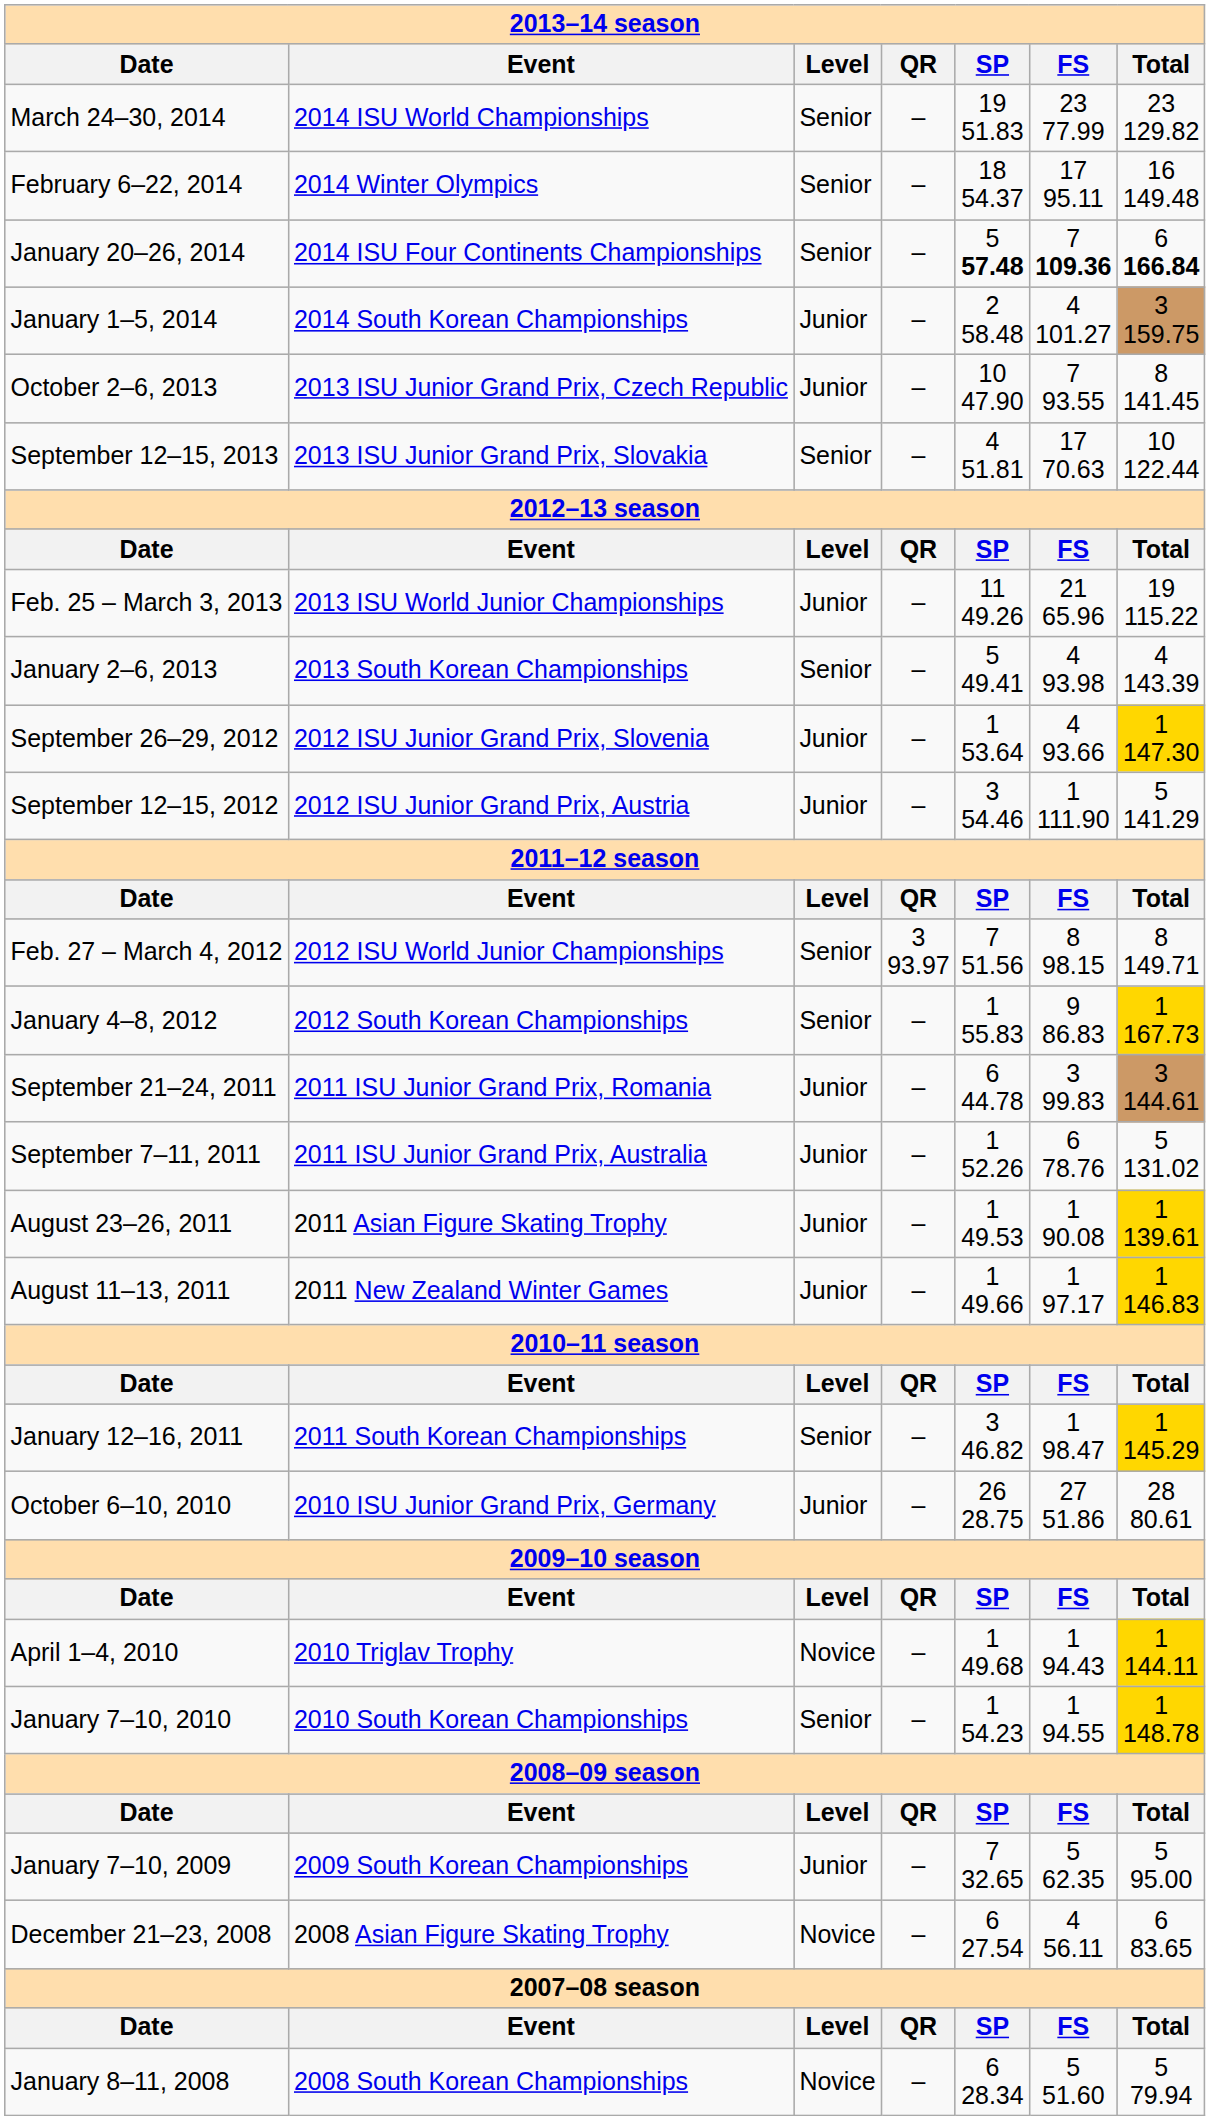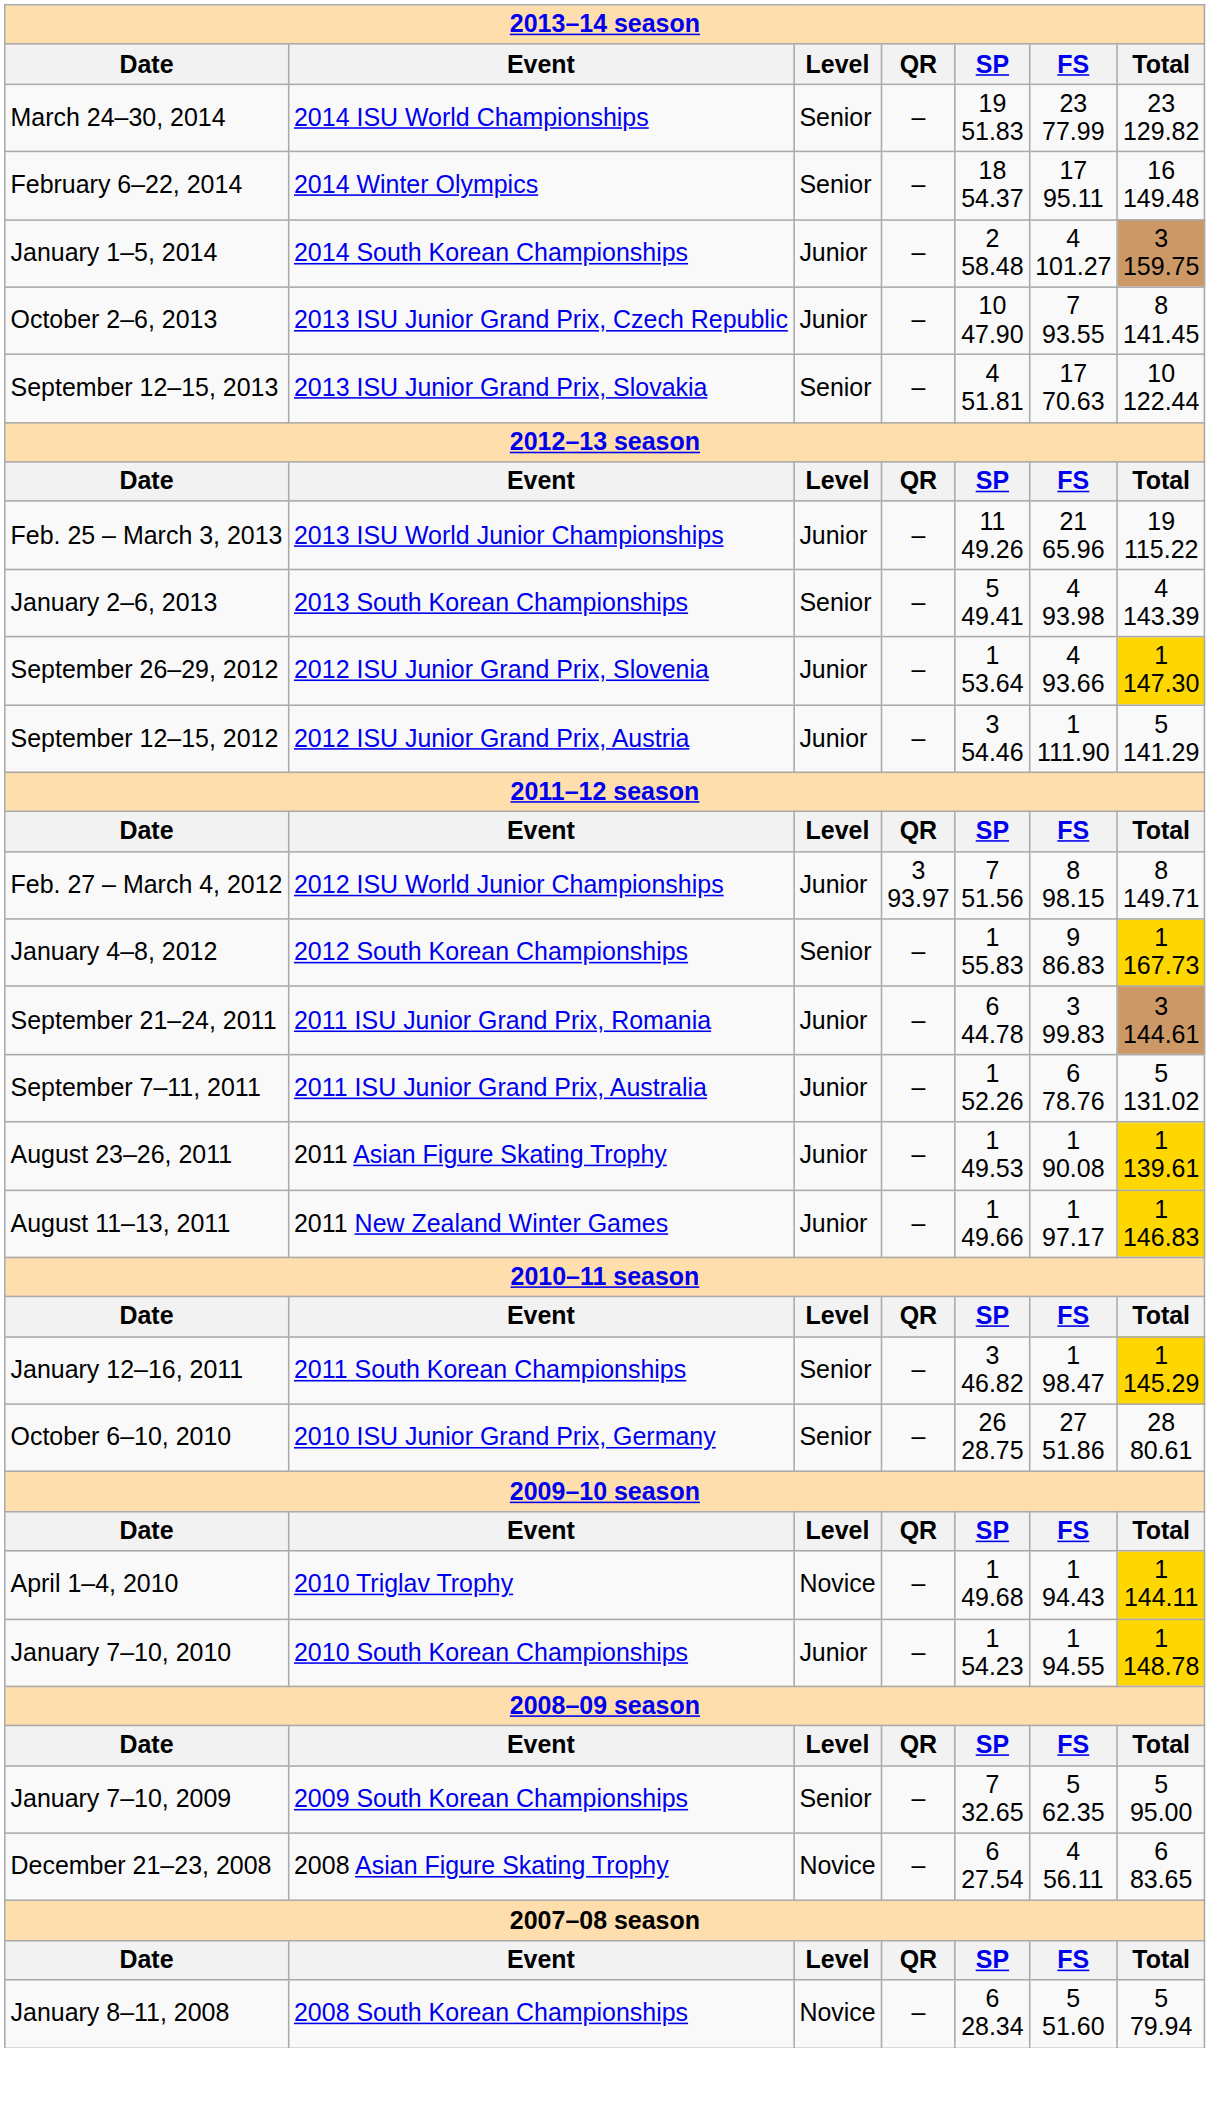- row: (128, 252)
(835, 952) Senior -> (833, 884) Junior
(833, 1505) Junior -> (835, 1437) Senior
(835, 1719) Senior -> (833, 1652) Junior
(833, 1866) Junior -> (835, 1798) Senior
